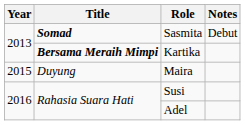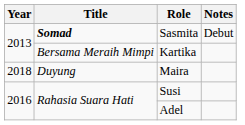(98, 52) bold -> (96, 52) normal
(19, 71) 2015 -> (19, 71) 2018
